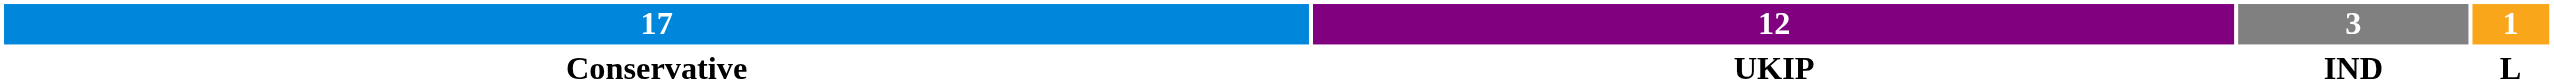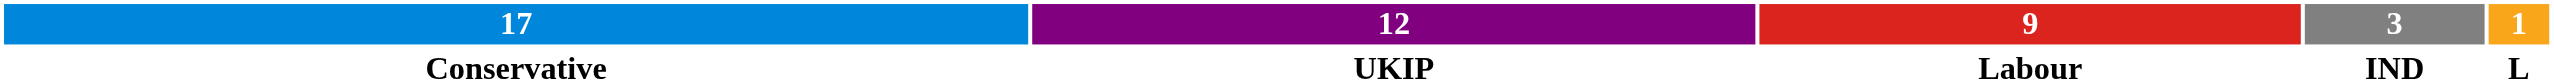+ column: (2030, 23)
